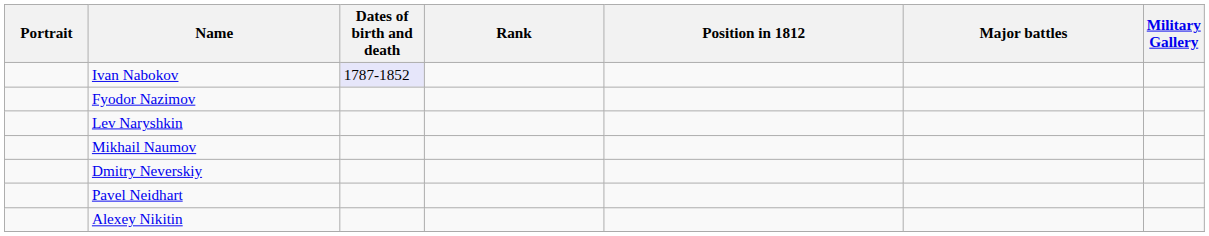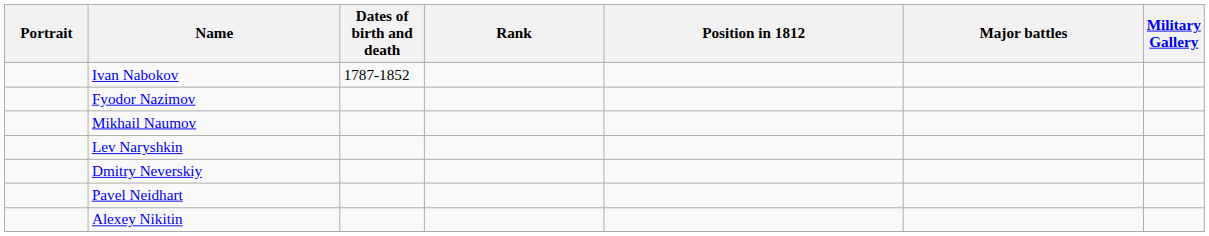(377, 74) lavender background -> (377, 74) no background
rows swapped: (137, 123) <-> (144, 147)
